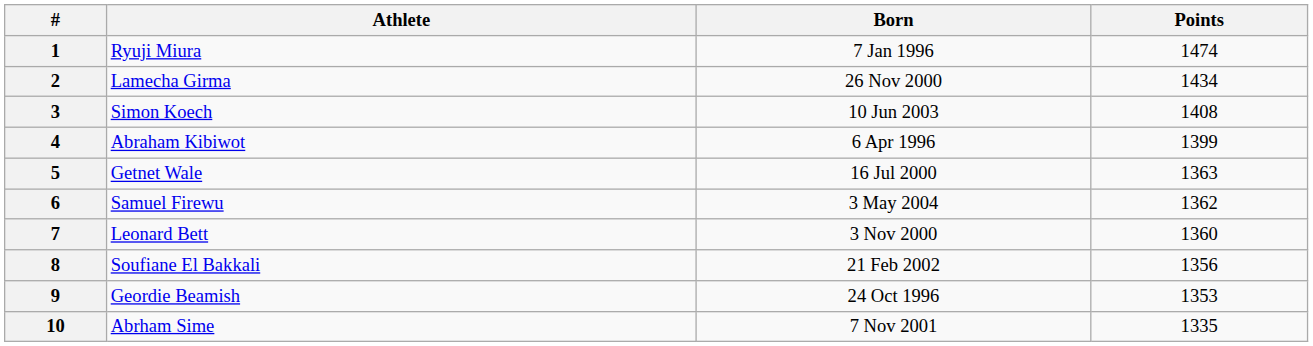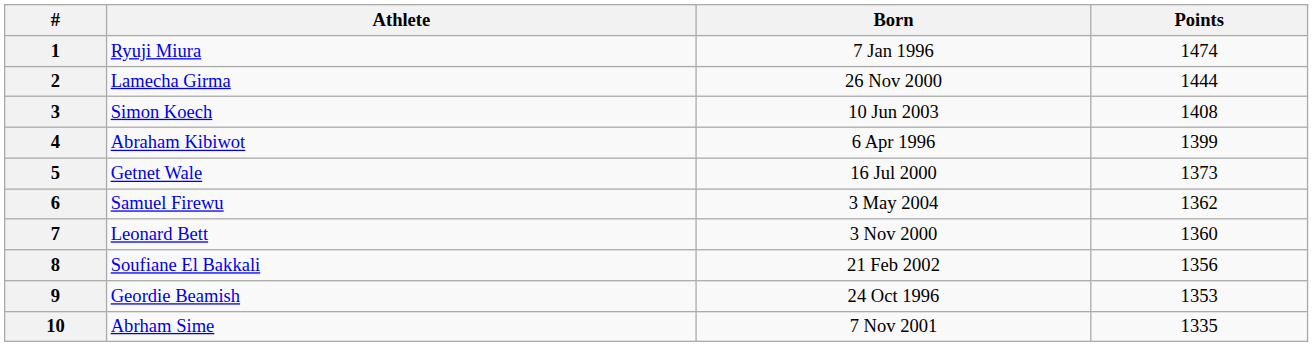(1199, 81) 1434 -> (1199, 81) 1444
(1199, 173) 1363 -> (1199, 173) 1373
